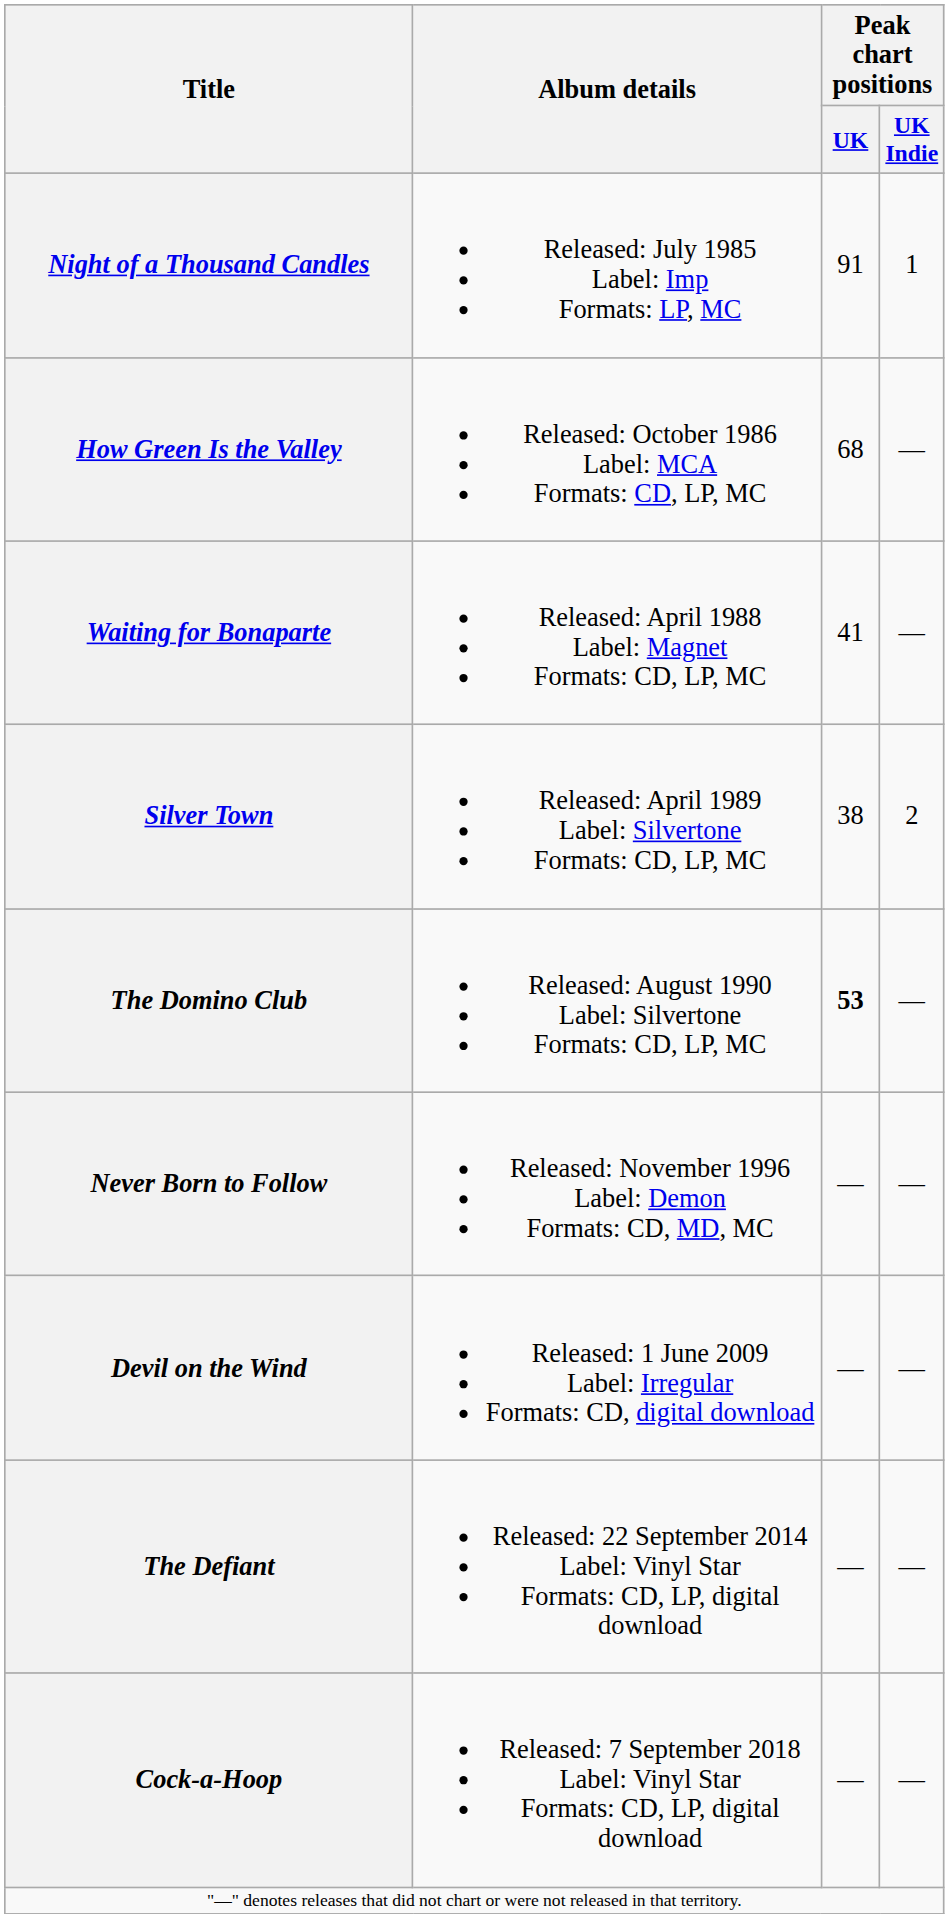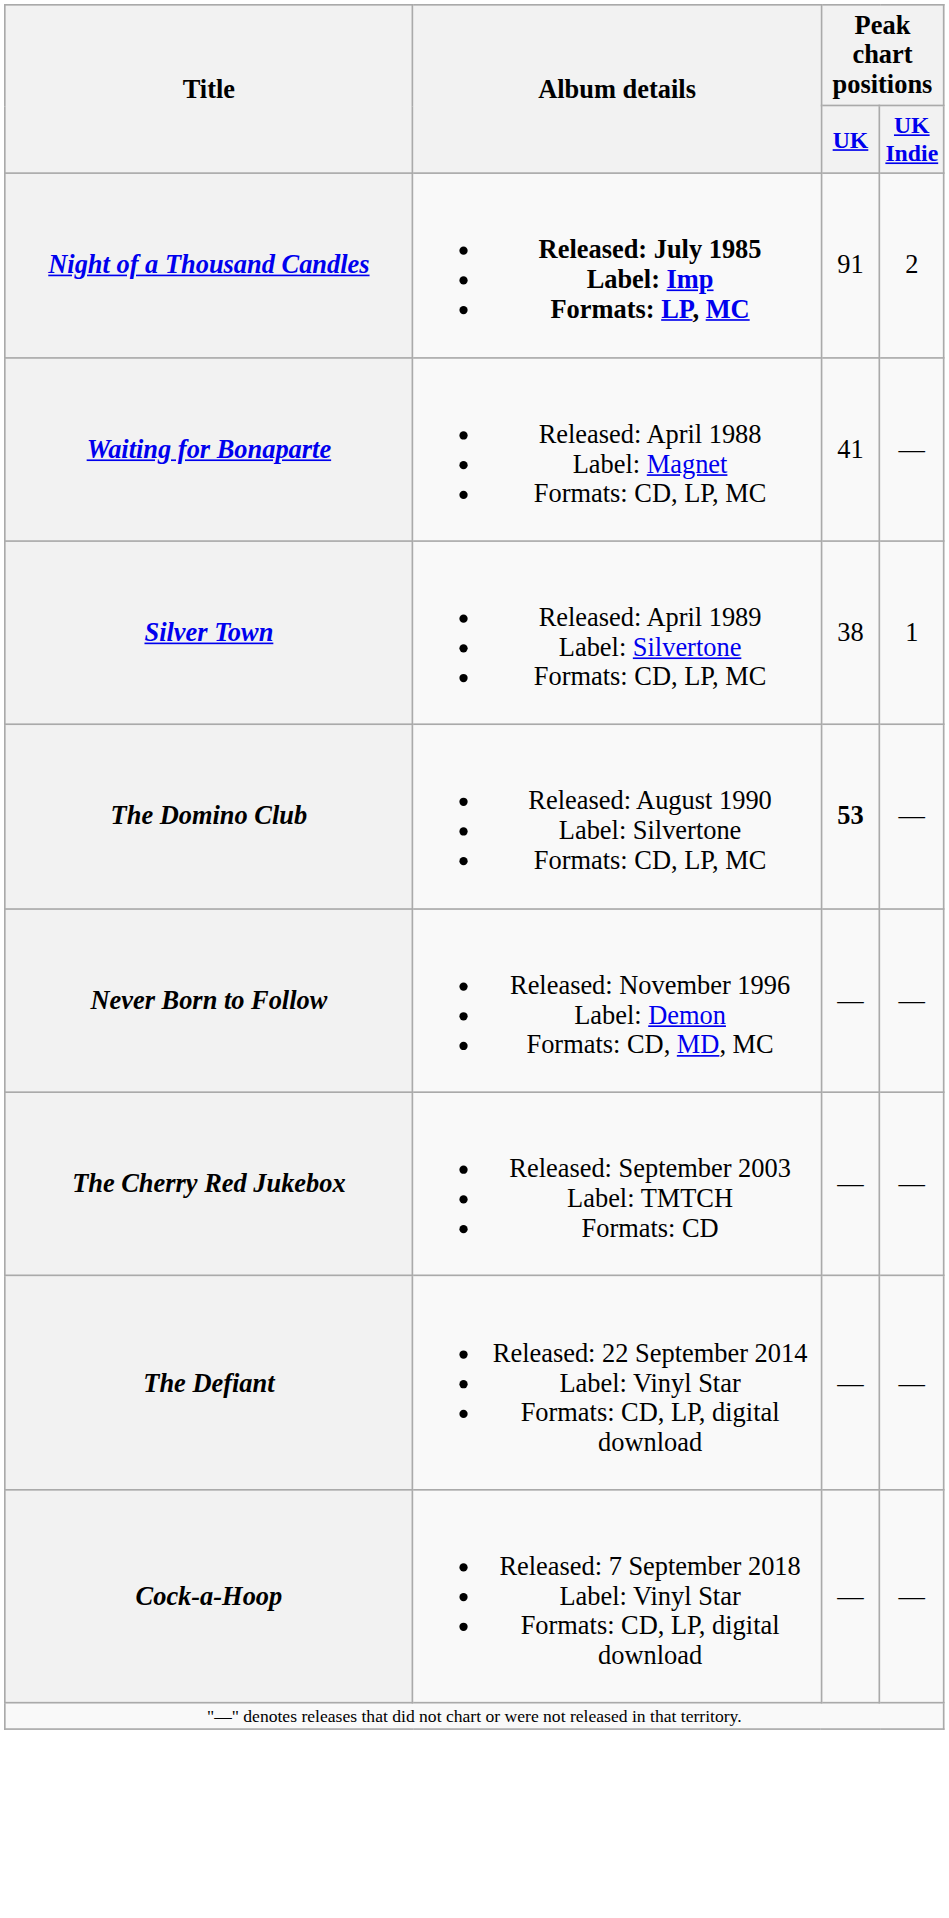(617, 280) normal -> (617, 280) bold
(912, 264) 1 -> (912, 264) 2
- row: (209, 448)
(912, 816) 2 -> (912, 632) 1
+ row: (209, 1183)
- row: (209, 1367)
